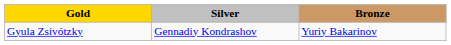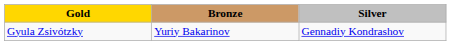columns swapped: (225, 13) <-> (372, 13)
